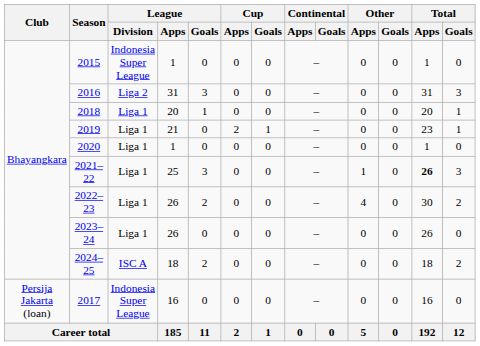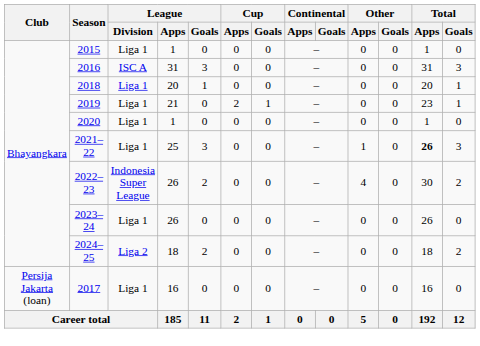(133, 62) Indonesia Super League -> (133, 49) Liga 1
(133, 93) Liga 2 -> (133, 67) ISC A
(133, 202) Liga 1 -> (133, 183) Indonesia Super League
(133, 263) ISC A -> (133, 251) Liga 2
(133, 301) Indonesia Super League -> (133, 288) Liga 1
